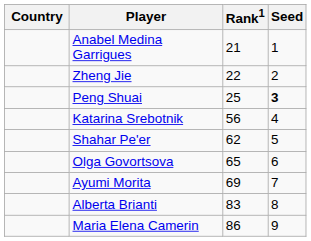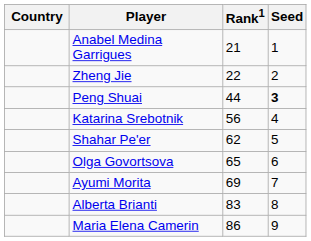(233, 97) 25 -> (233, 97) 44
